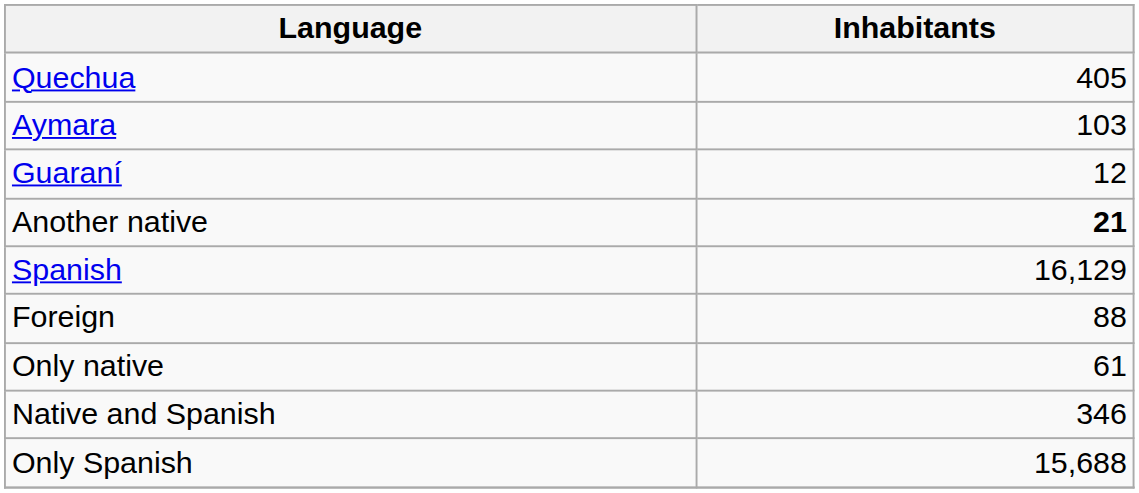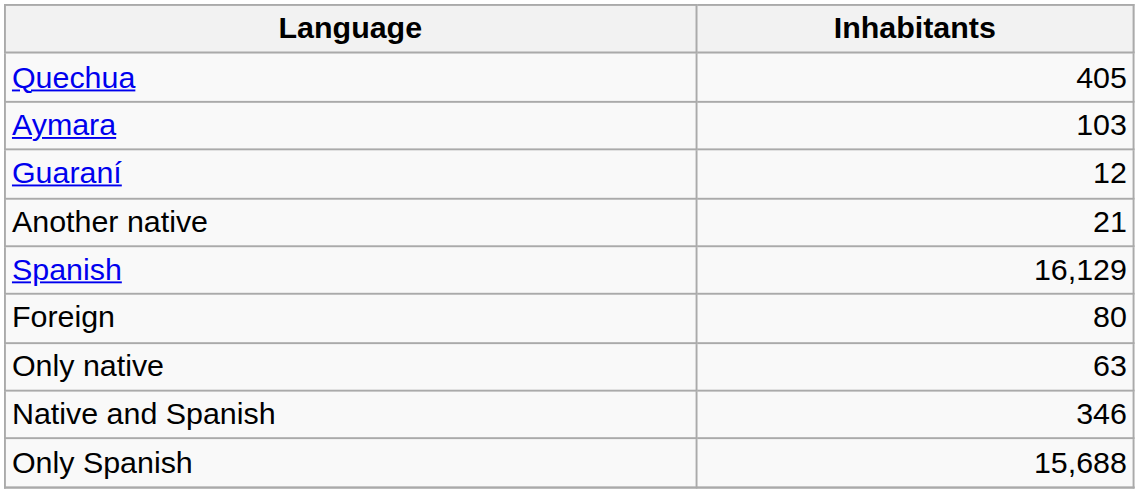(1110, 221) bold -> (1110, 221) normal
(1110, 317) 88 -> (1110, 317) 80
(1110, 366) 61 -> (1110, 366) 63
